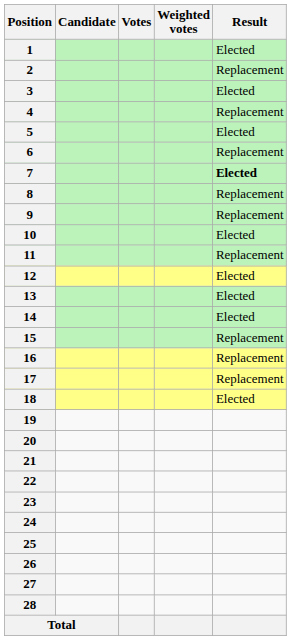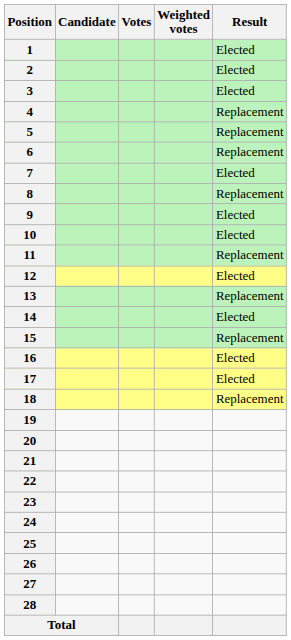(250, 70) Replacement -> (235, 70) Elected
(235, 132) Elected -> (250, 132) Replacement
(236, 173) bold -> (235, 173) normal
(250, 214) Replacement -> (235, 214) Elected
(235, 296) Elected -> (250, 296) Replacement
(250, 358) Replacement -> (235, 358) Elected
(250, 378) Replacement -> (235, 378) Elected
(235, 399) Elected -> (250, 399) Replacement
